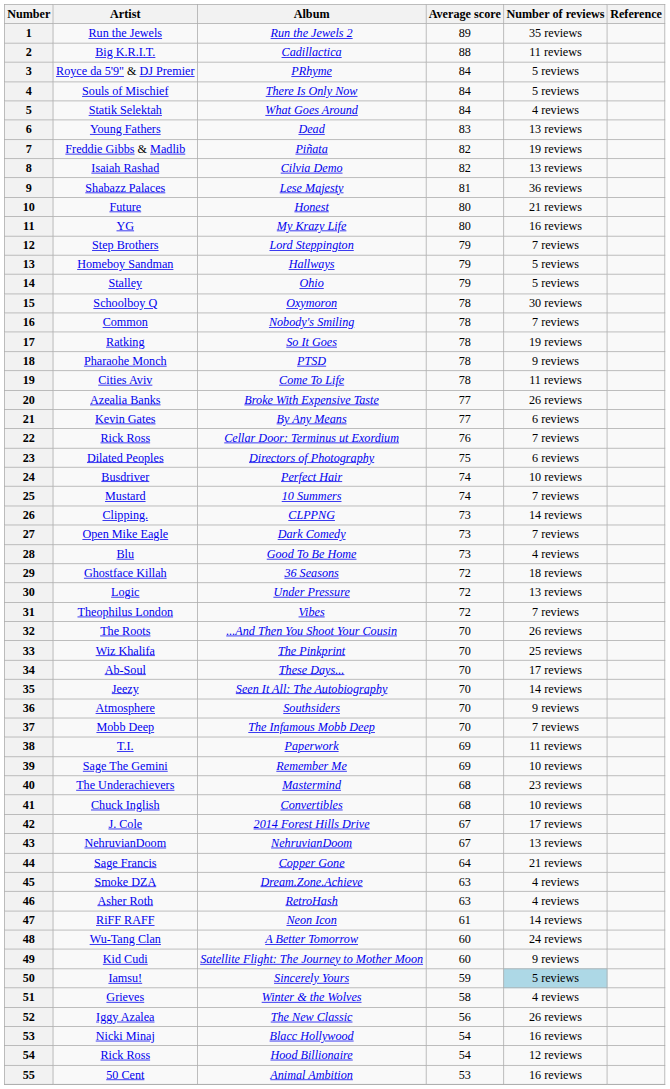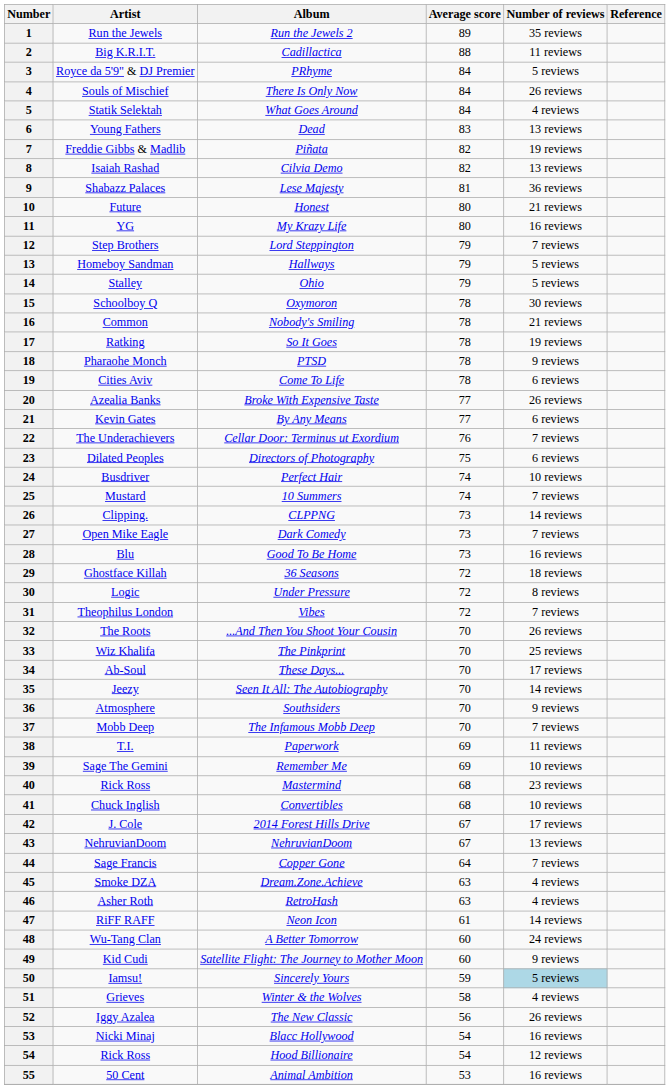(555, 91) 5 reviews -> (555, 91) 26 reviews
(555, 322) 7 reviews -> (555, 322) 21 reviews
(555, 380) 11 reviews -> (555, 380) 6 reviews
(125, 438) Rick Ross -> (125, 438) The Underachievers
(555, 554) 4 reviews -> (555, 554) 16 reviews
(555, 592) 13 reviews -> (555, 592) 8 reviews
(125, 785) The Underachievers -> (125, 785) Rick Ross
(555, 862) 21 reviews -> (555, 862) 7 reviews
